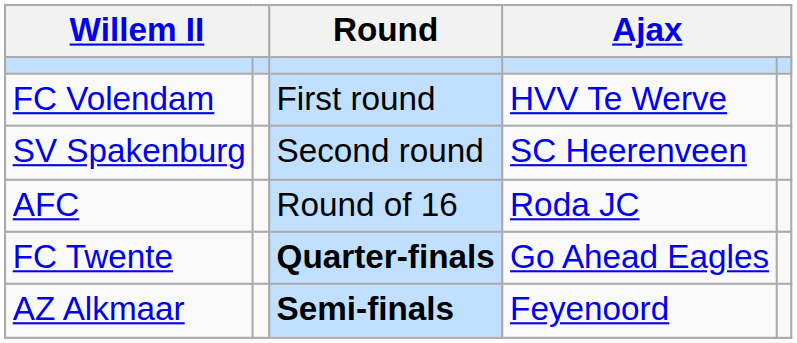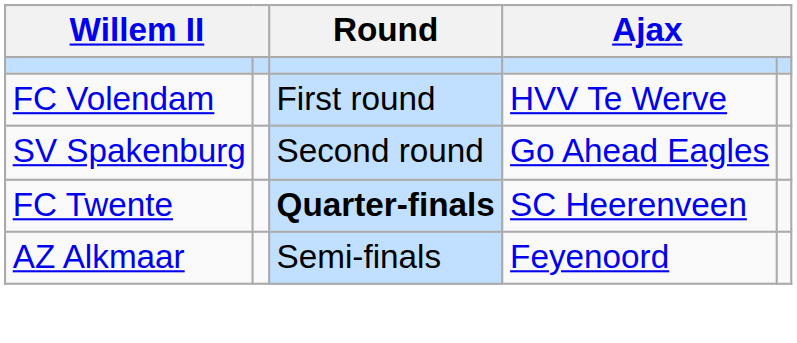(628, 151) SC Heerenveen -> (640, 151) Go Ahead Eagles
- row: (46, 204)
(640, 257) Go Ahead Eagles -> (628, 204) SC Heerenveen
(365, 310) bold -> (359, 257) normal
